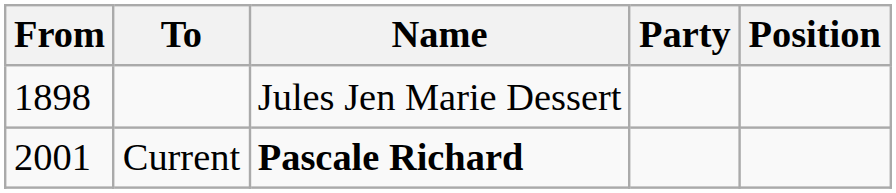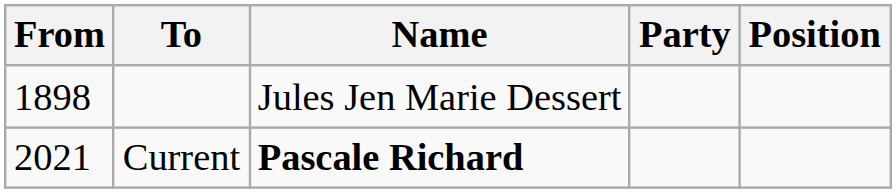(52, 156) 2001 -> (52, 156) 2021
